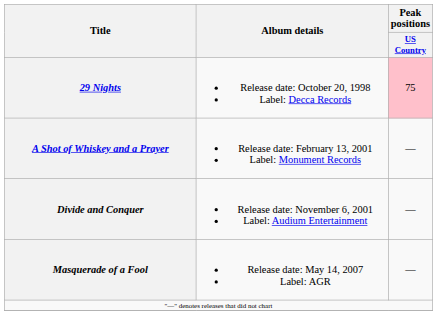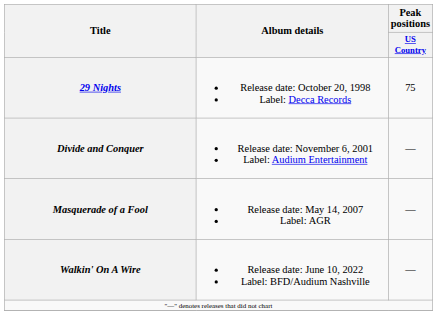(410, 87) pink background -> (410, 87) no background
- row: (100, 148)
+ row: (100, 270)
